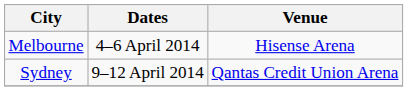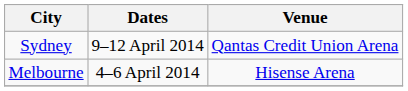rows swapped: (46, 45) <-> (46, 72)
